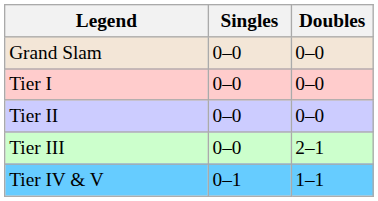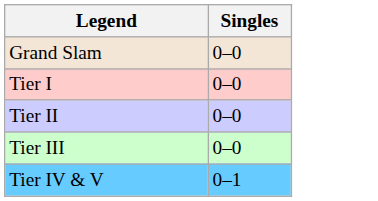- column: (332, 20)
